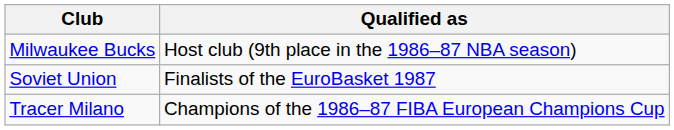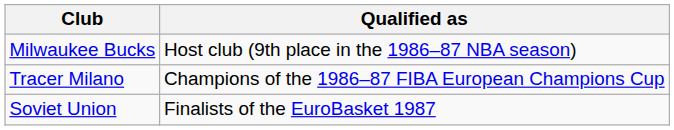rows swapped: (67, 109) <-> (63, 79)
